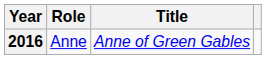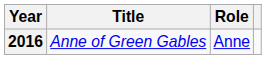columns swapped: (172, 16) <-> (69, 16)
